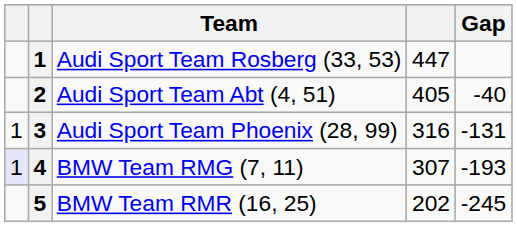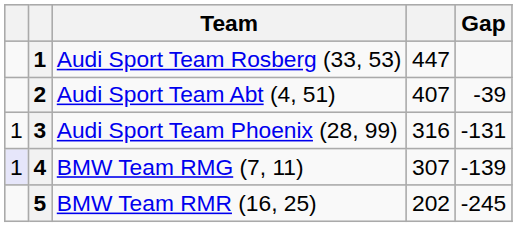(431, 95) 405 -> (431, 95) 407
(490, 95) -40 -> (490, 95) -39
(483, 167) -193 -> (483, 167) -139
